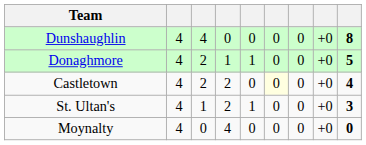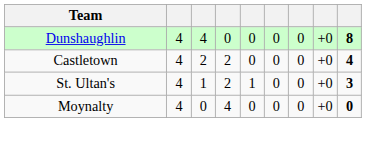- row: (86, 60)
(276, 83) lightyellow background -> (276, 60) no background
